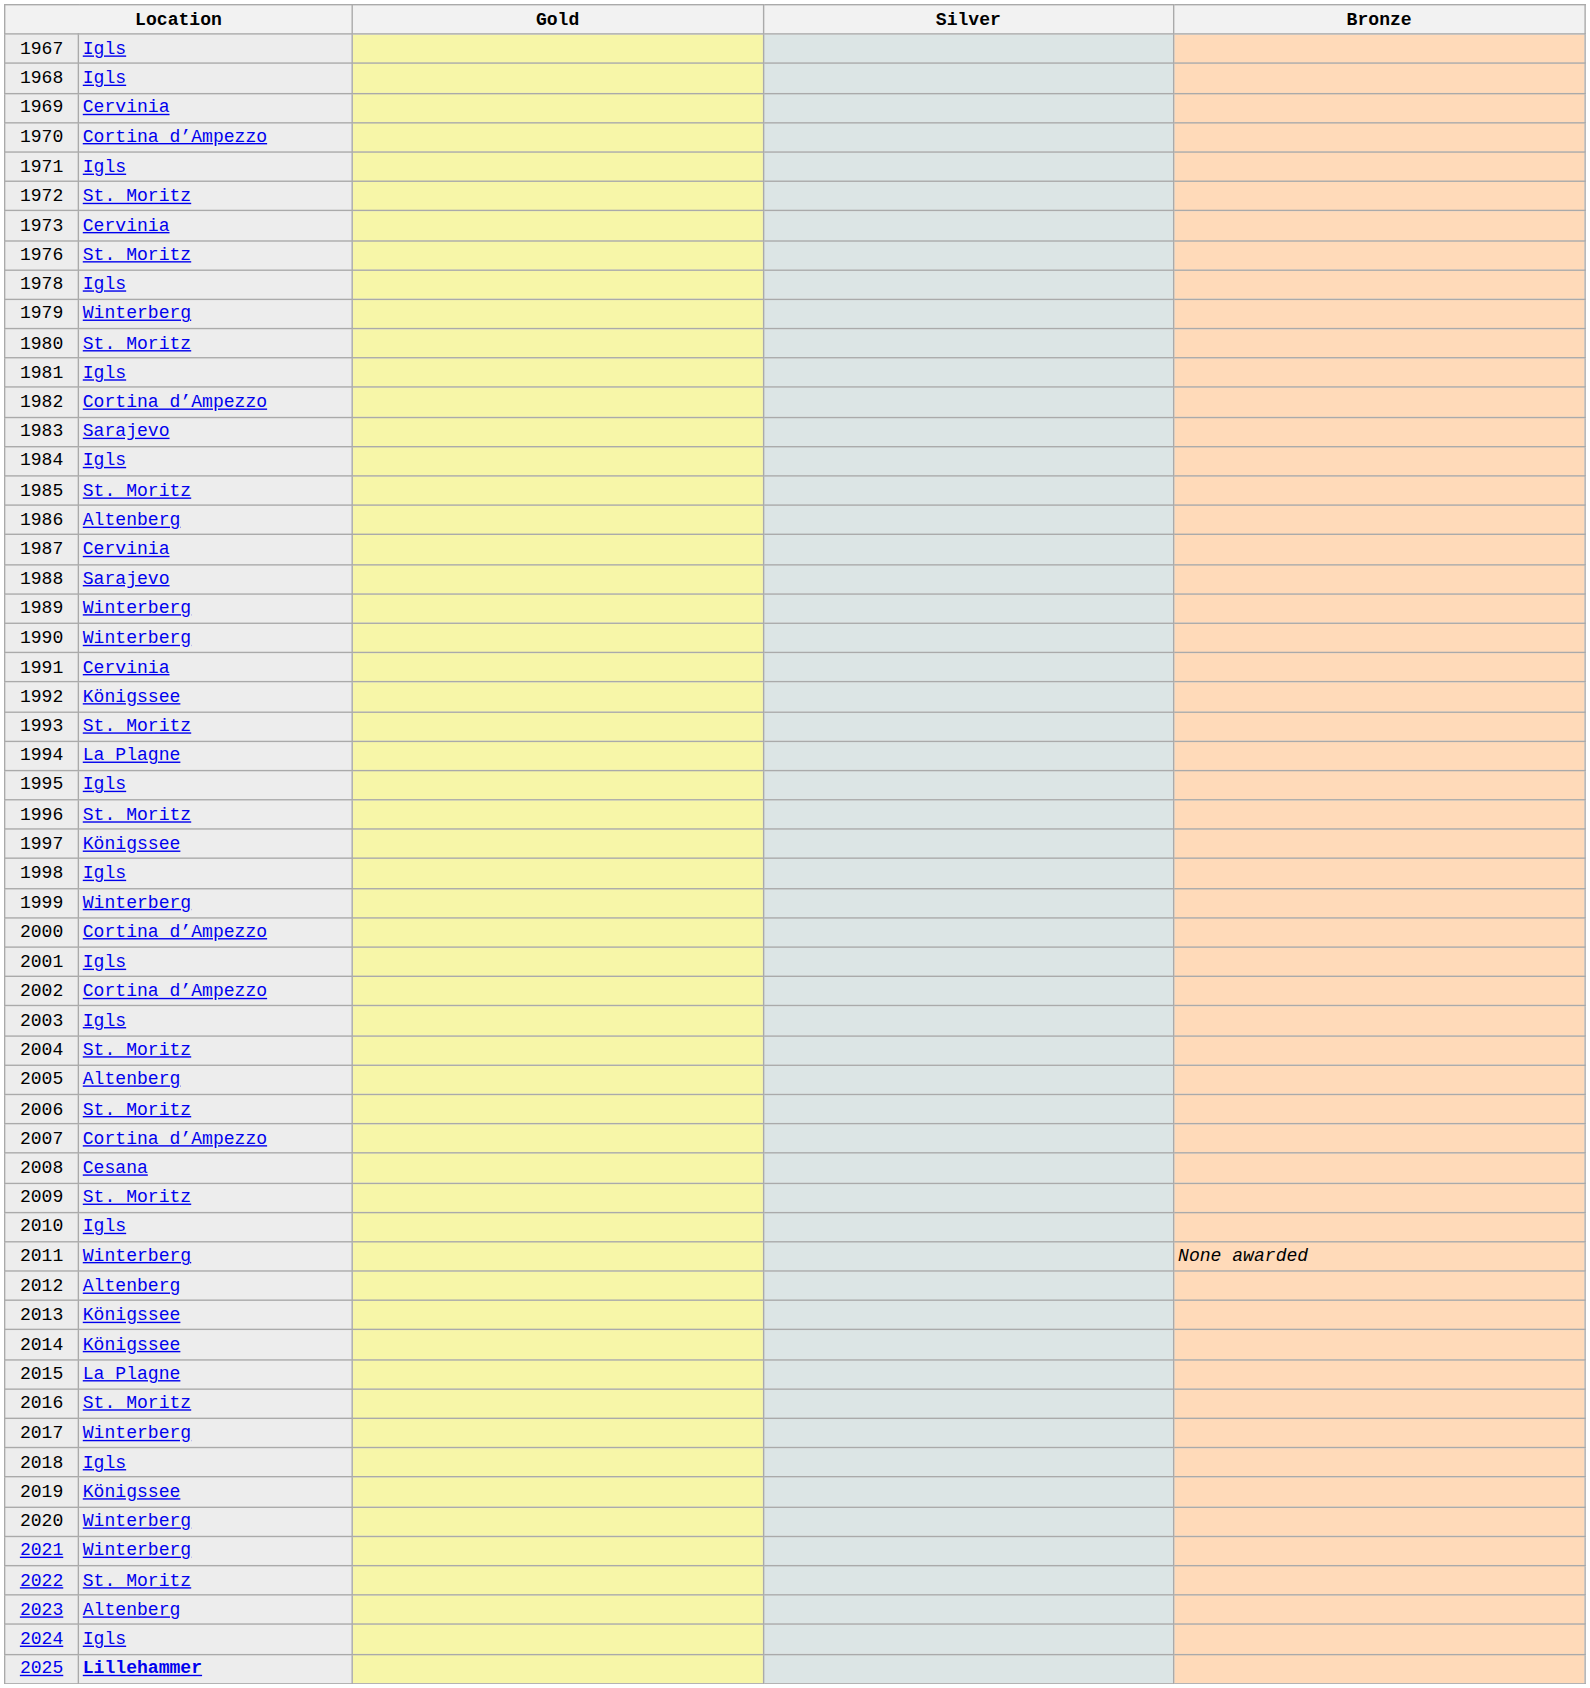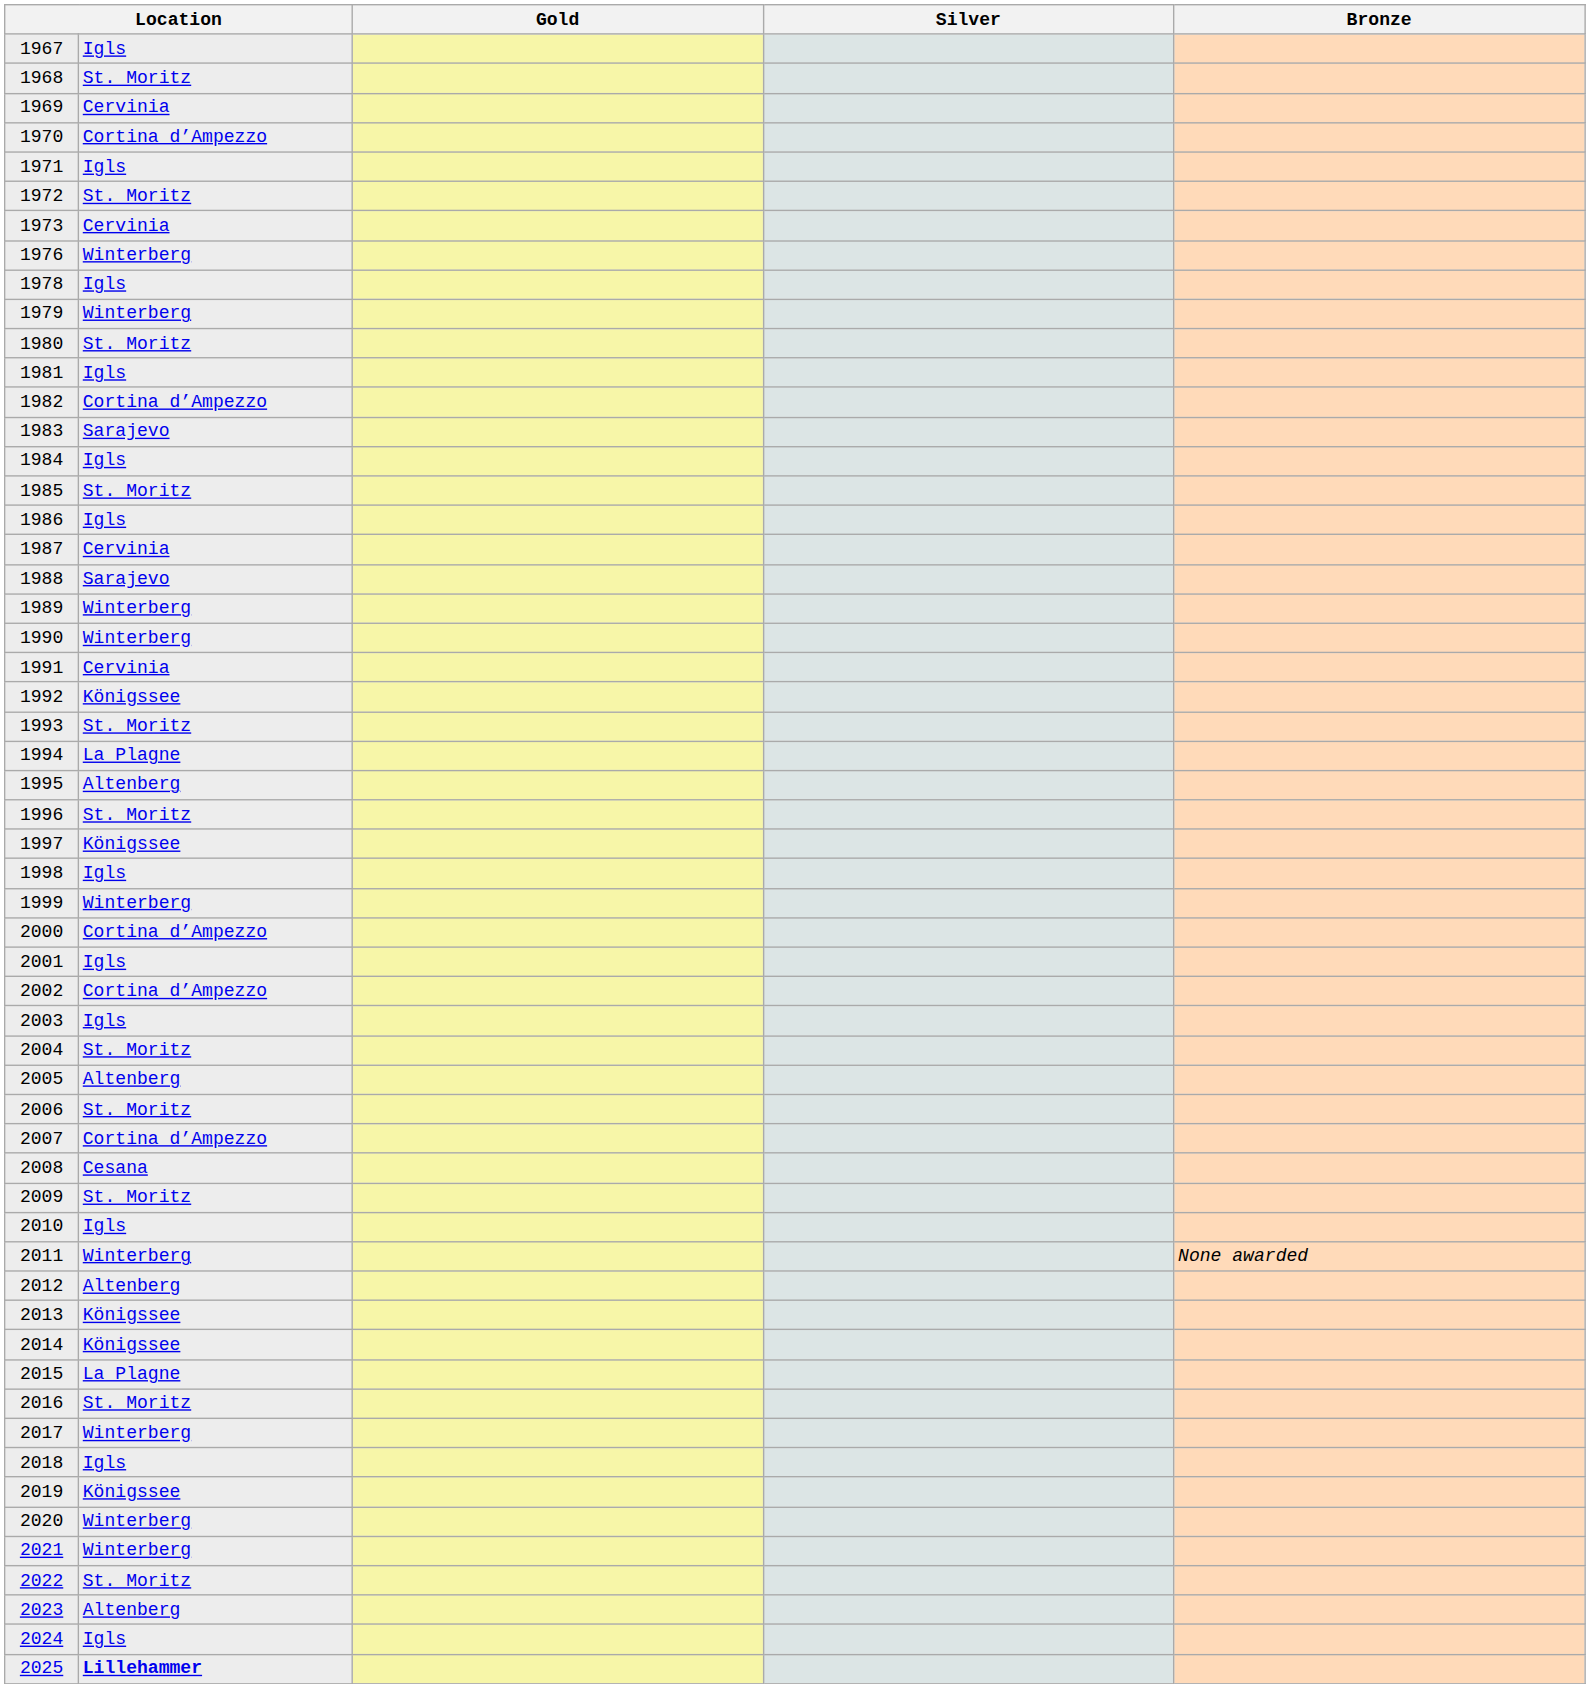(104, 78) Igls -> (137, 78) St. Moritz
(137, 255) St. Moritz -> (137, 255) Winterberg
(132, 520) Altenberg -> (104, 520) Igls
(104, 785) Igls -> (132, 785) Altenberg
